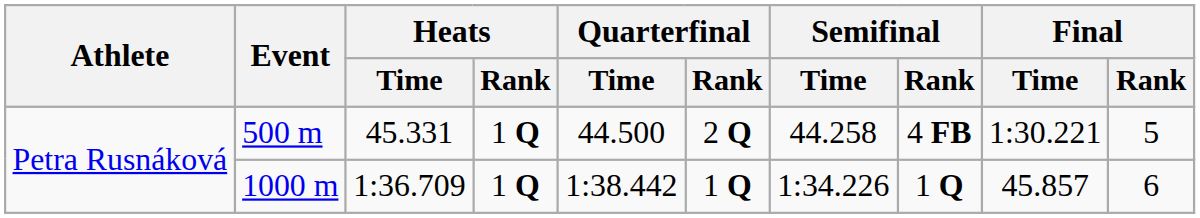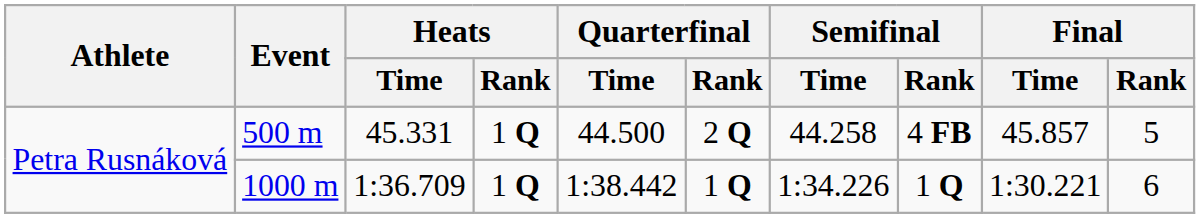(1045, 133) 1:30.221 -> (1045, 133) 45.857
(1045, 185) 45.857 -> (1045, 185) 1:30.221
